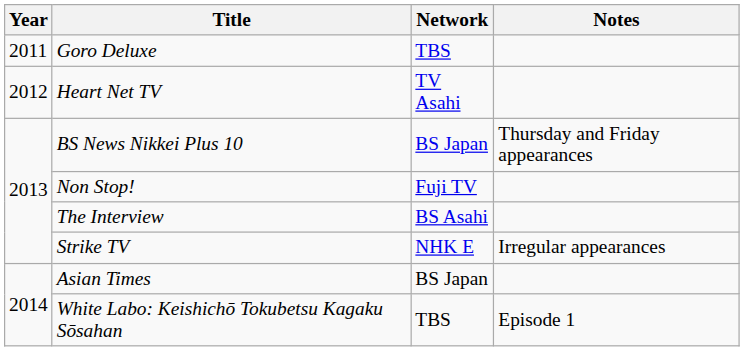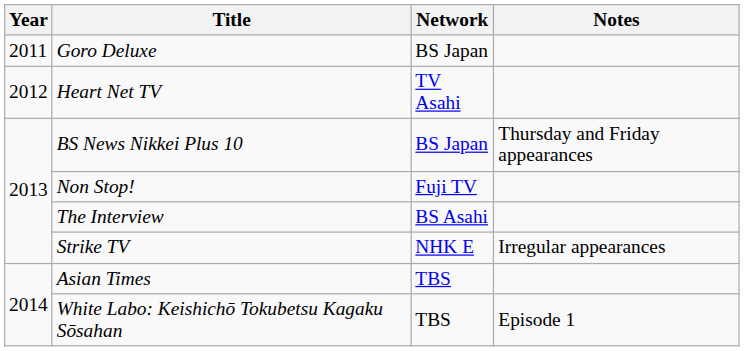(433, 50) TBS -> (452, 50) BS Japan
(452, 278) BS Japan -> (433, 278) TBS
